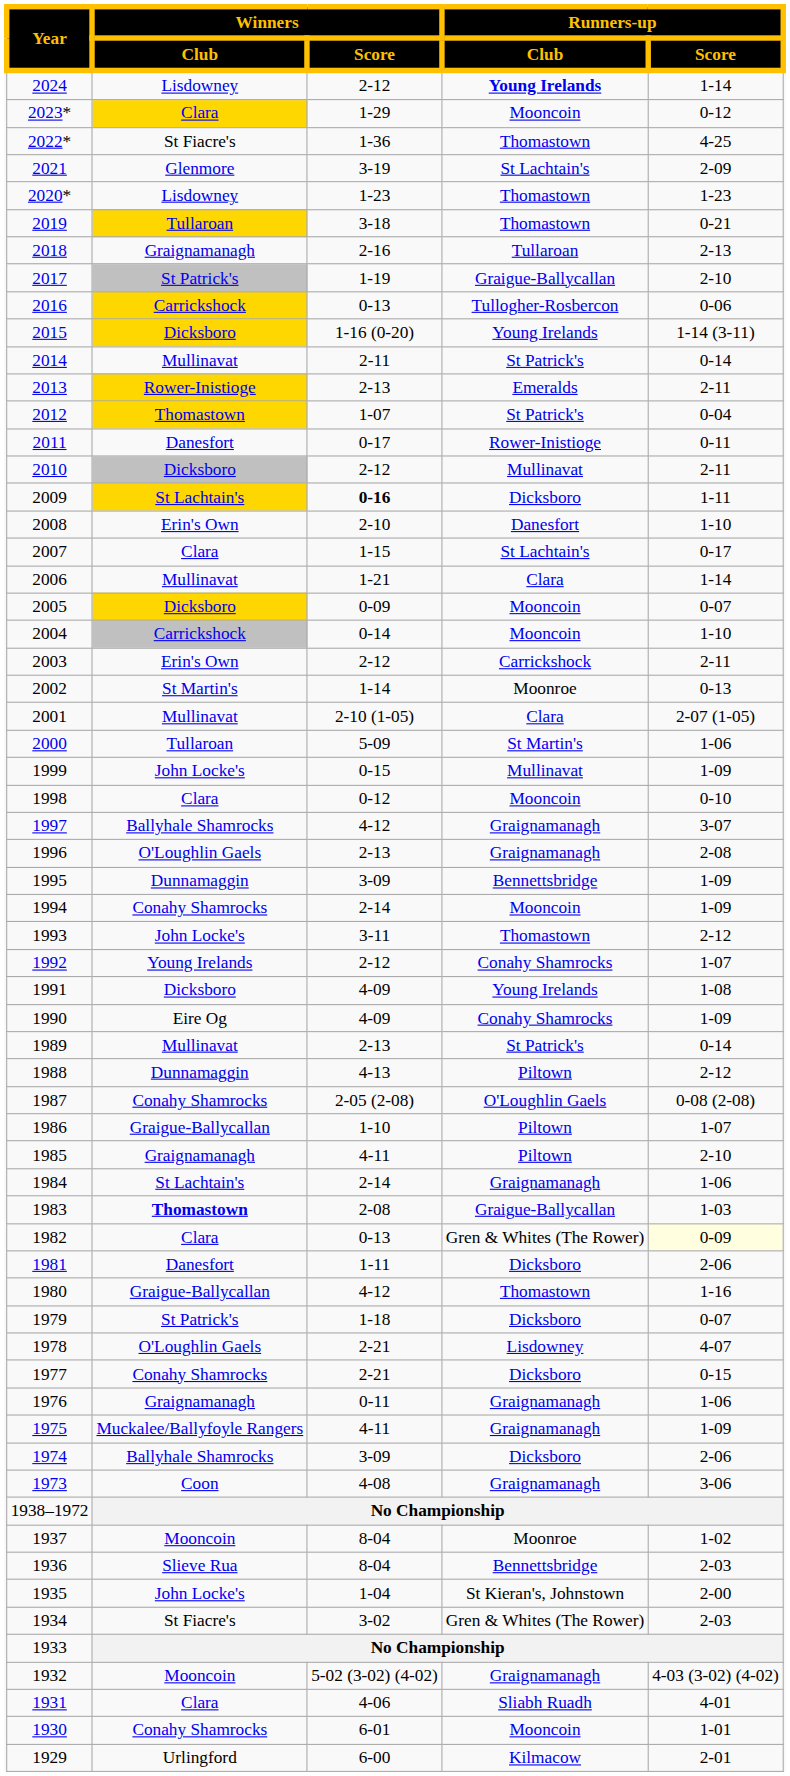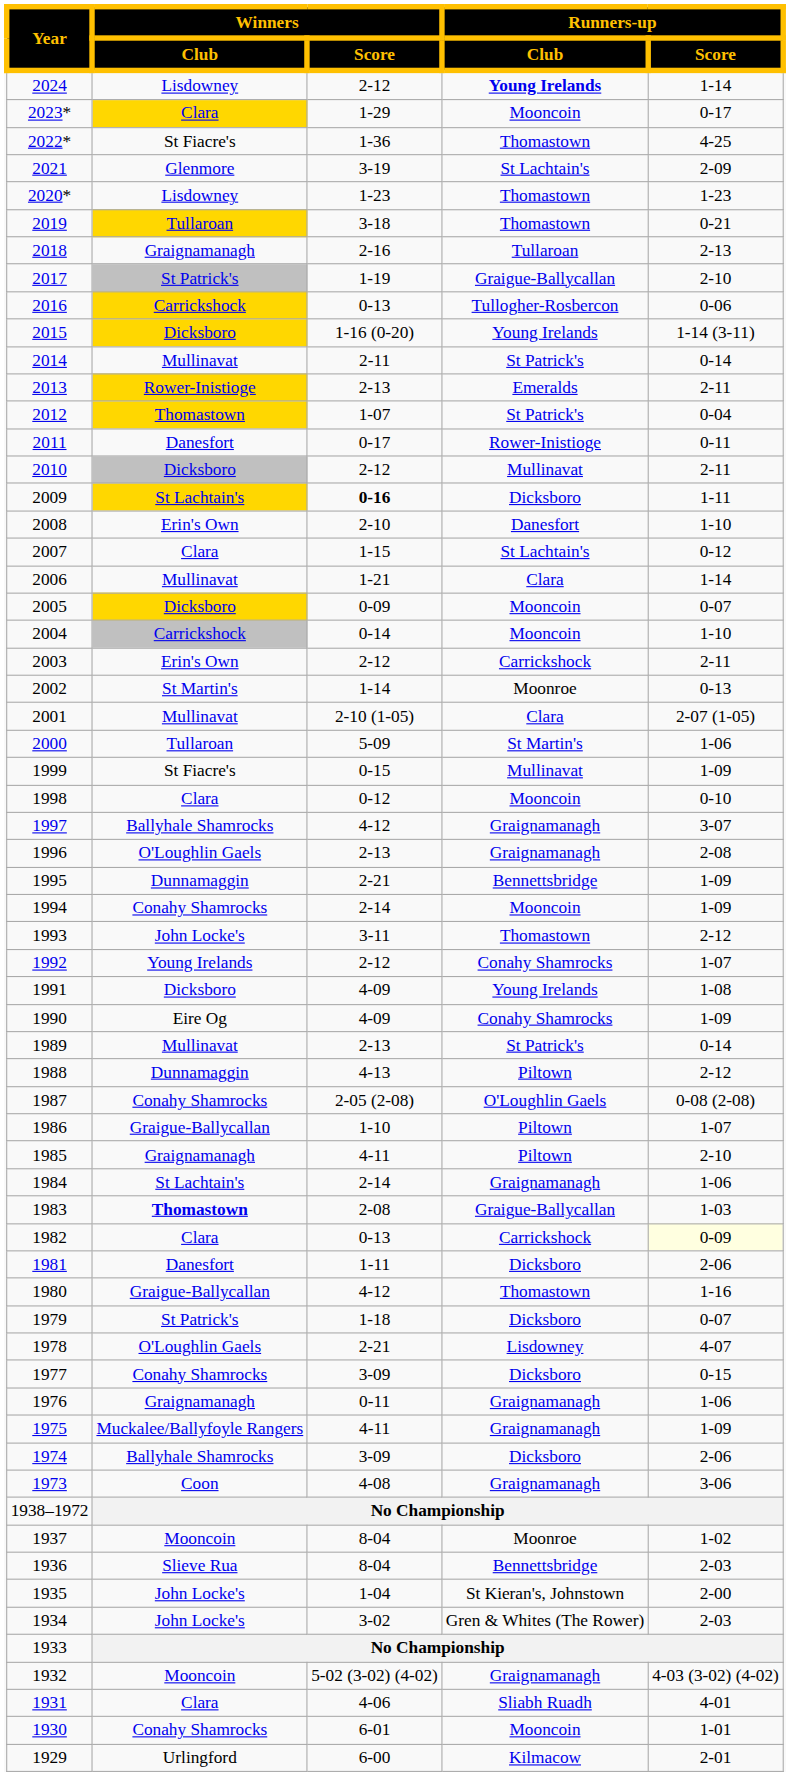(715, 113) 0-12 -> (715, 113) 0-17
(715, 551) 0-17 -> (715, 551) 0-12
(200, 771) John Locke's -> (200, 771) St Fiacre's
(375, 880) 3-09 -> (375, 880) 2-21
(545, 1236) Gren & Whites (The Rower) -> (545, 1236) Carrickshock
(375, 1374) 2-21 -> (375, 1374) 3-09
(200, 1620) St Fiacre's -> (200, 1620) John Locke's
